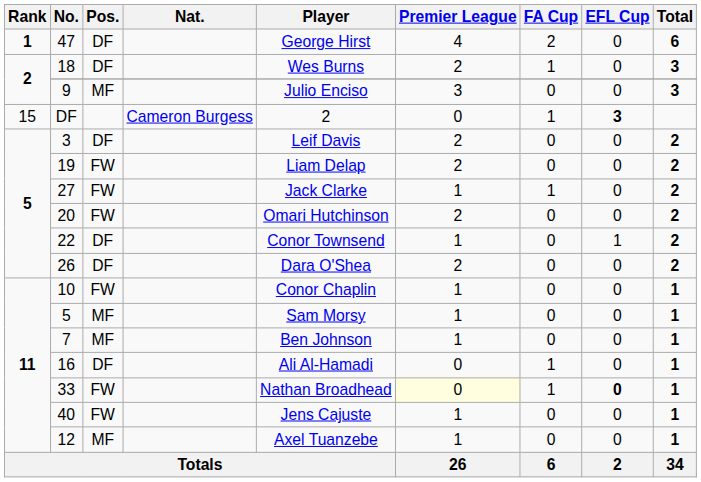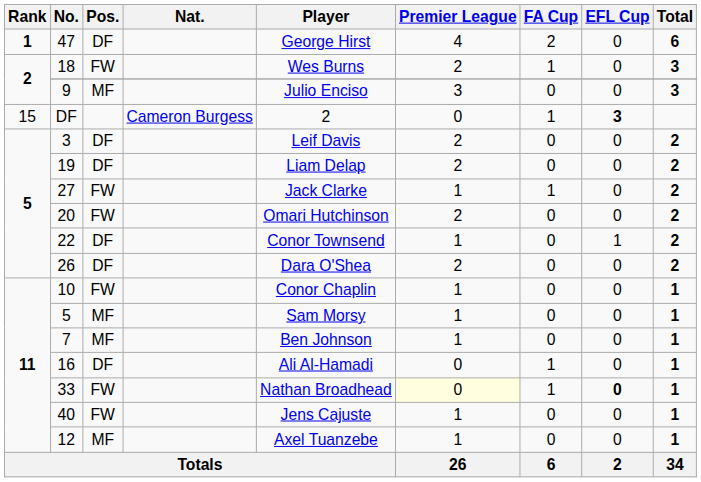(103, 66) DF -> (103, 66) FW
(103, 166) FW -> (103, 166) DF
